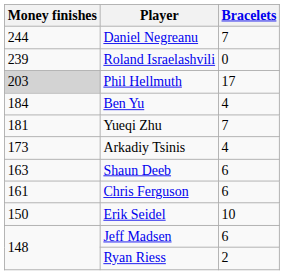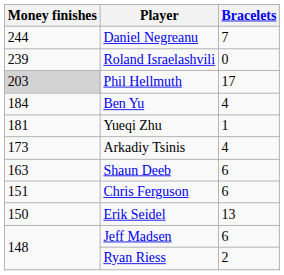(225, 125) 7 -> (225, 125) 1
(18, 192) 161 -> (18, 192) 151
(228, 214) 10 -> (228, 214) 13
